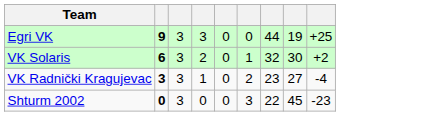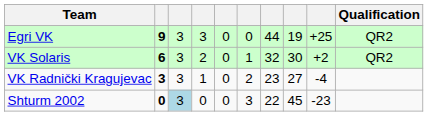+ column: (379, 15)
(180, 100) no background -> (180, 100) lightblue background
